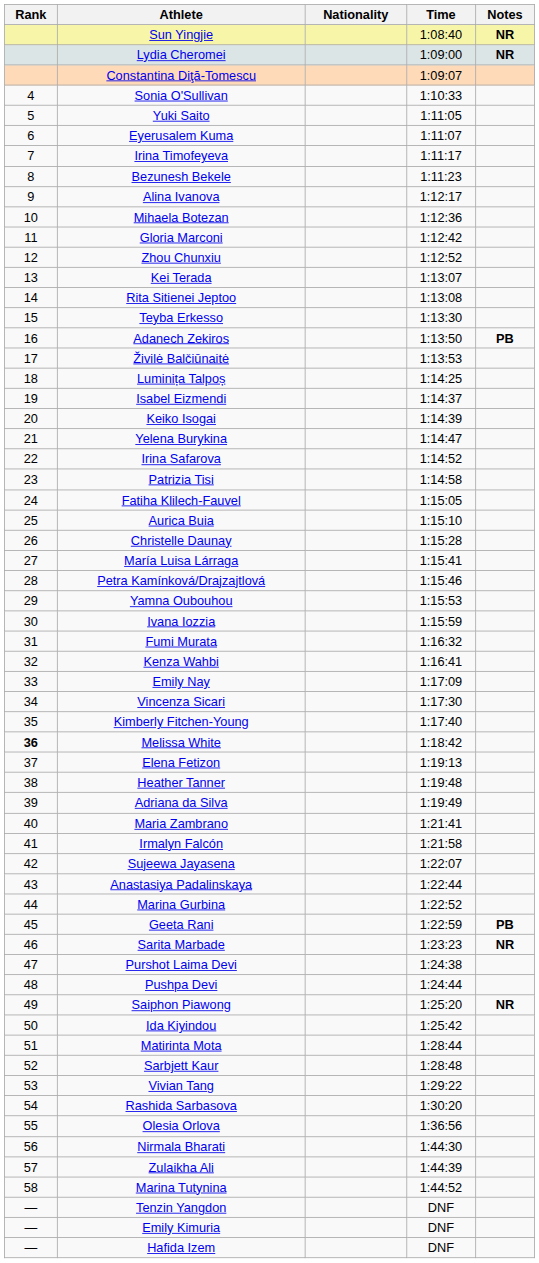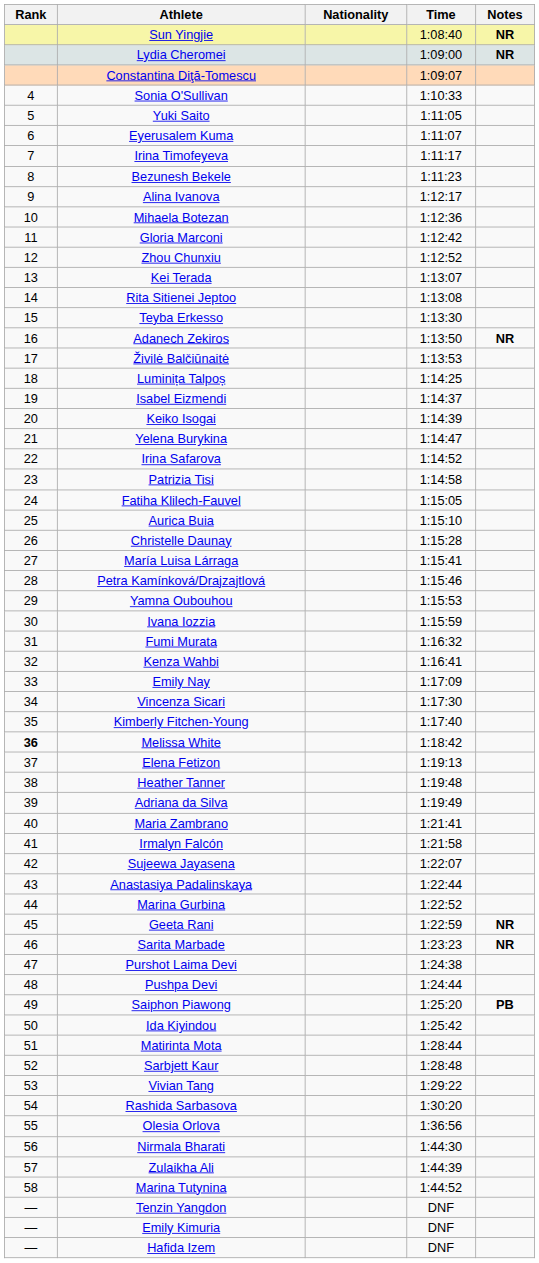(505, 338) PB -> (505, 338) NR
(505, 924) PB -> (505, 924) NR
(505, 1005) NR -> (505, 1005) PB
